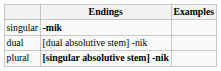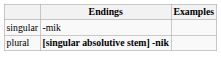(52, 27) bold -> (52, 27) normal
- row: (15, 43)
